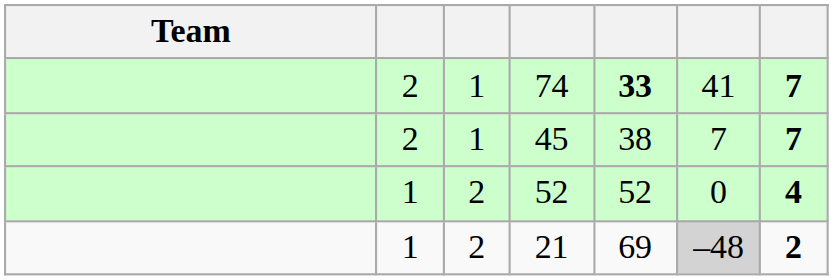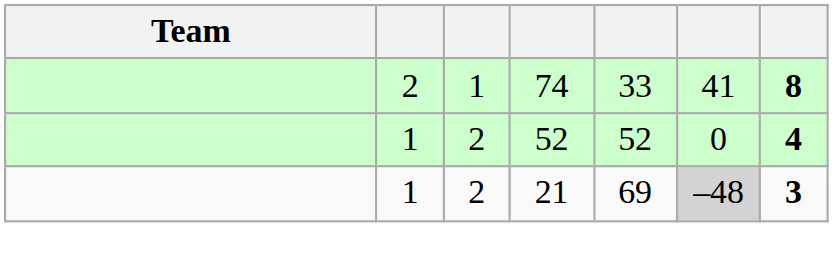(635, 85) bold -> (635, 85) normal
(794, 85) 7 -> (794, 85) 8
- row: (552, 138)
(794, 246) 2 -> (794, 192) 3
